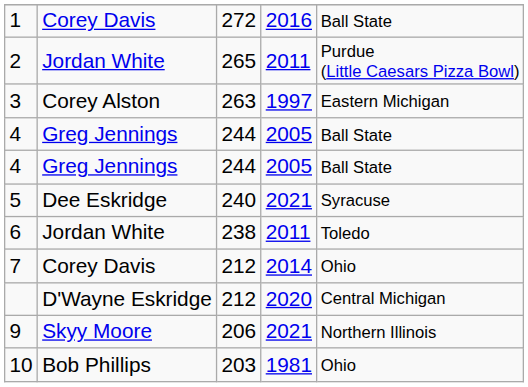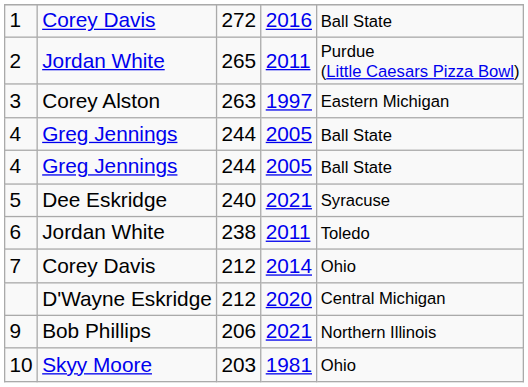(97, 331) Skyy Moore -> (97, 331) Bob Phillips
(97, 364) Bob Phillips -> (97, 364) Skyy Moore
